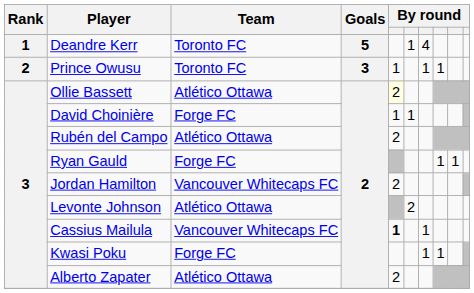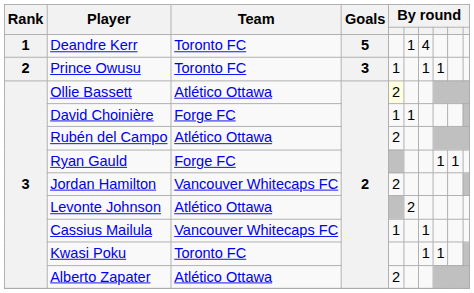(396, 230) bold -> (396, 230) normal
(205, 253) Forge FC -> (210, 253) Toronto FC
